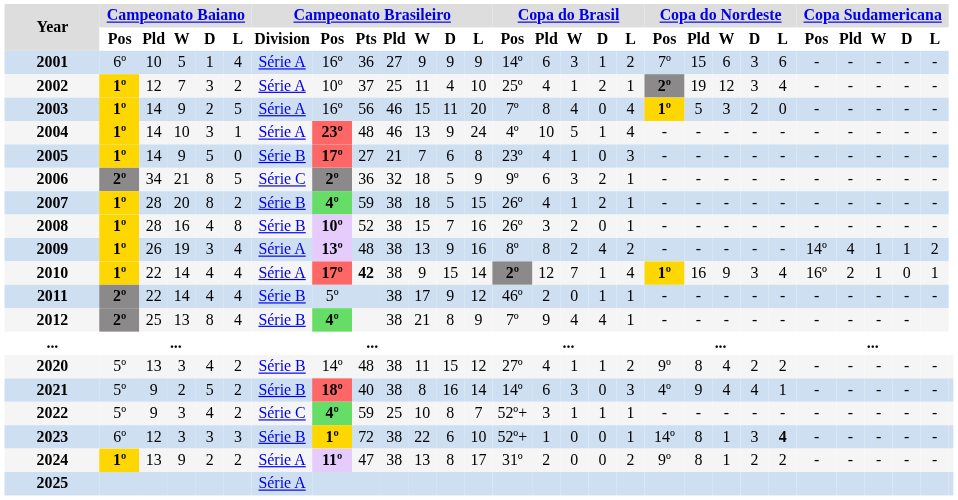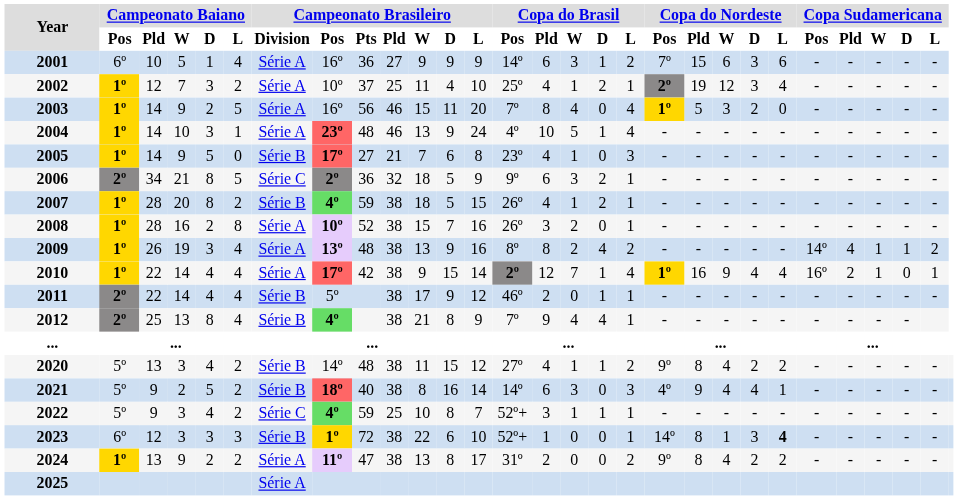(210, 226) 4 -> (210, 226) 2
(282, 226) Série B -> (282, 226) Série A
(366, 273) bold -> (366, 273) normal
(755, 273) 3 -> (755, 273) 4
(726, 460) 1 -> (726, 460) 4
